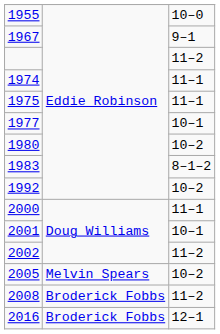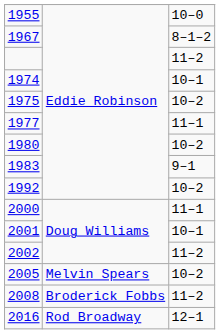(183, 37) 9–1 -> (191, 37) 8–1–2
(187, 80) 11–1 -> (187, 80) 10–1
(187, 102) 11–1 -> (187, 102) 10–2
(187, 123) 10–1 -> (187, 123) 11–1
(191, 167) 8–1–2 -> (183, 167) 9–1
(106, 318) Broderick Fobbs -> (94, 318) Rod Broadway
